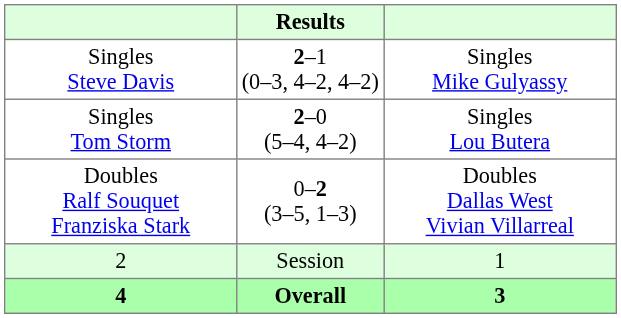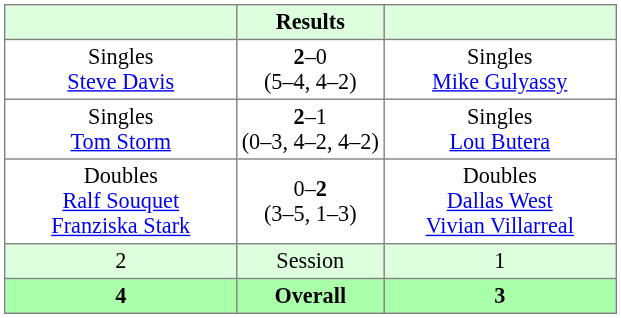(310, 69) 2–1 (0–3, 4–2, 4–2) -> (310, 69) 2–0 (5–4, 4–2)
(310, 128) 2–0 (5–4, 4–2) -> (310, 128) 2–1 (0–3, 4–2, 4–2)
